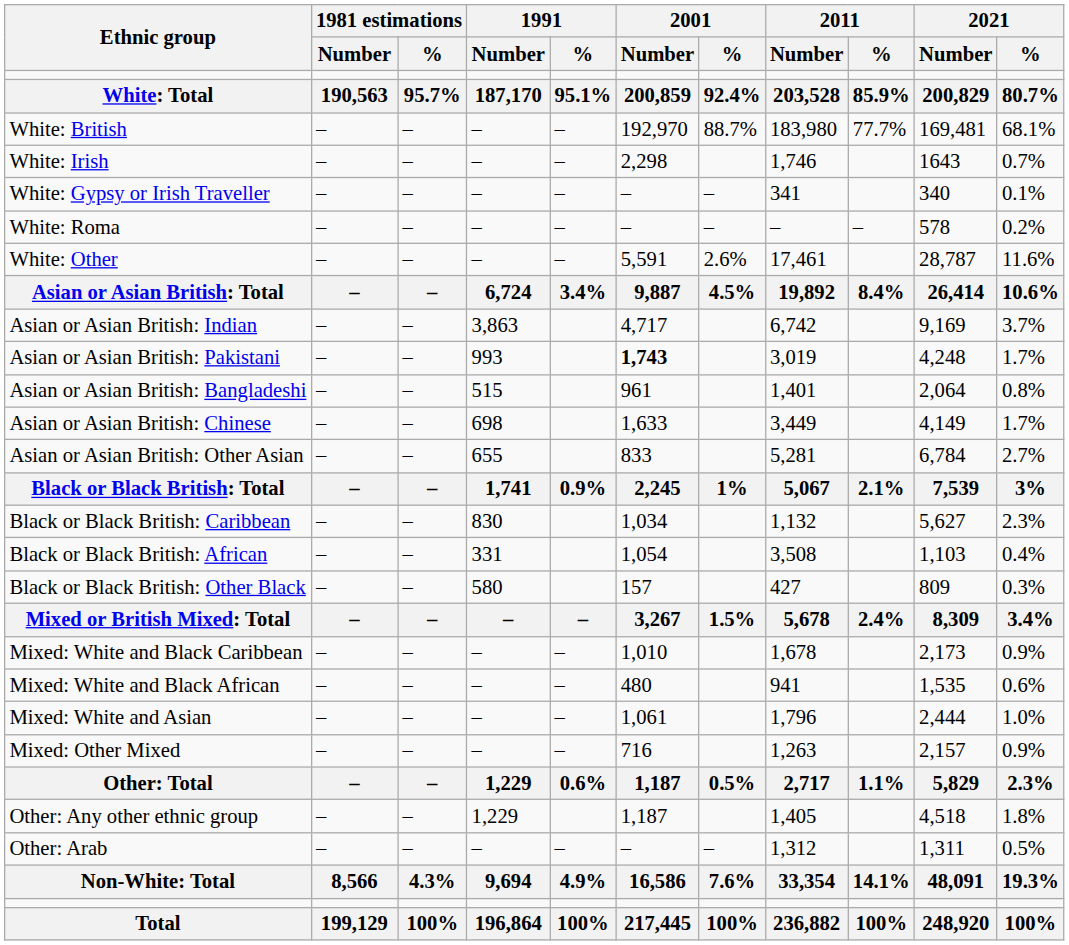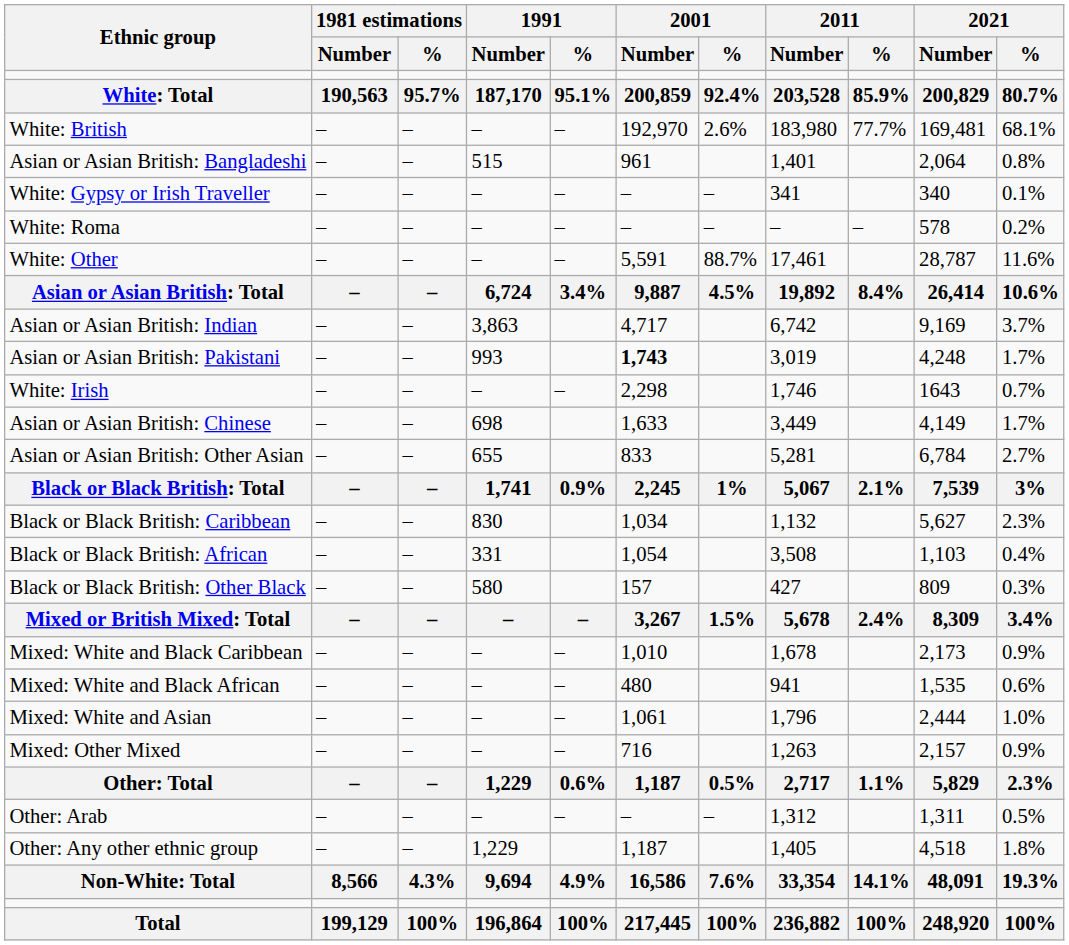(730, 128) 88.7% -> (725, 128) 2.6%
rows swapped: (59, 161) <-> (158, 390)
(725, 259) 2.6% -> (730, 259) 88.7%
rows swapped: (58, 848) <-> (134, 815)
